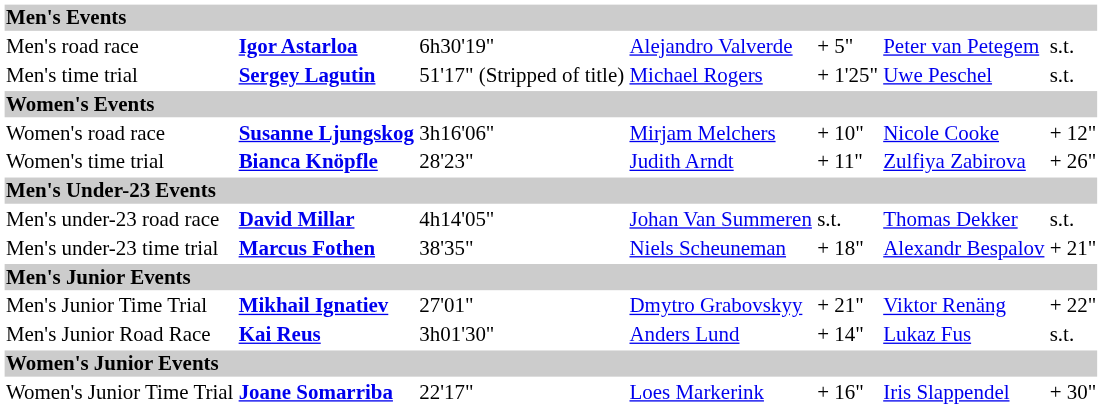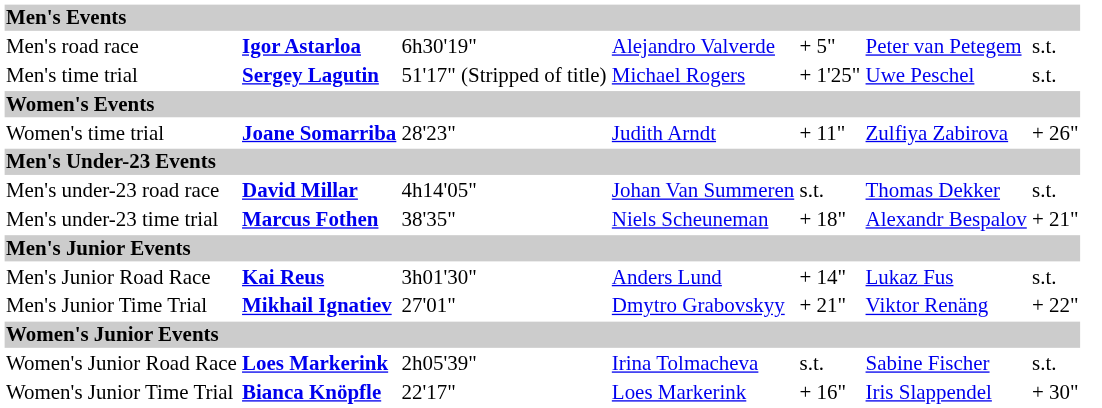- row: (86, 132)
(308, 161) Bianca Knöpfle -> (319, 132) Joane Somarriba
rows swapped: (108, 334) <-> (107, 305)
+ row: (121, 363)
(316, 392) Joane Somarriba -> (312, 392) Bianca Knöpfle
